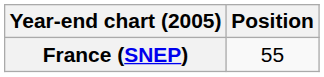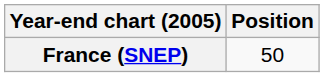(273, 54) 55 -> (273, 54) 50
